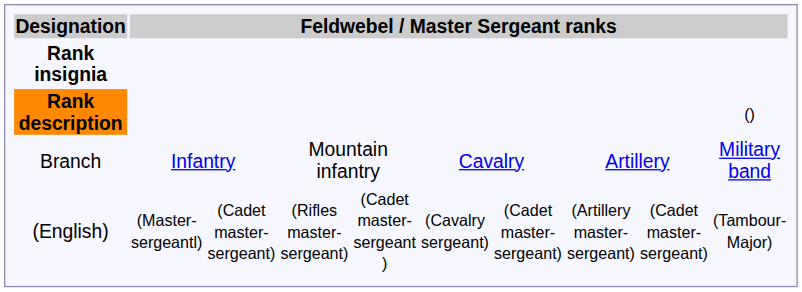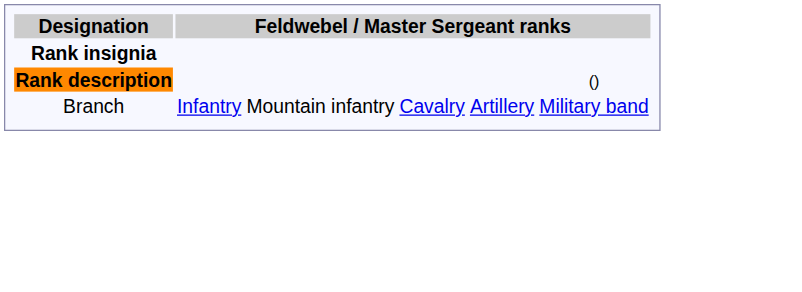- row: (71, 230)
